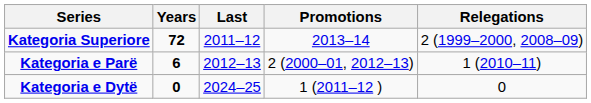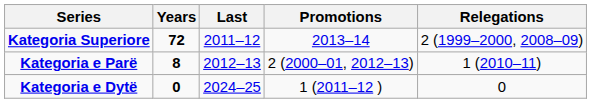(176, 63) 6 -> (176, 63) 8
